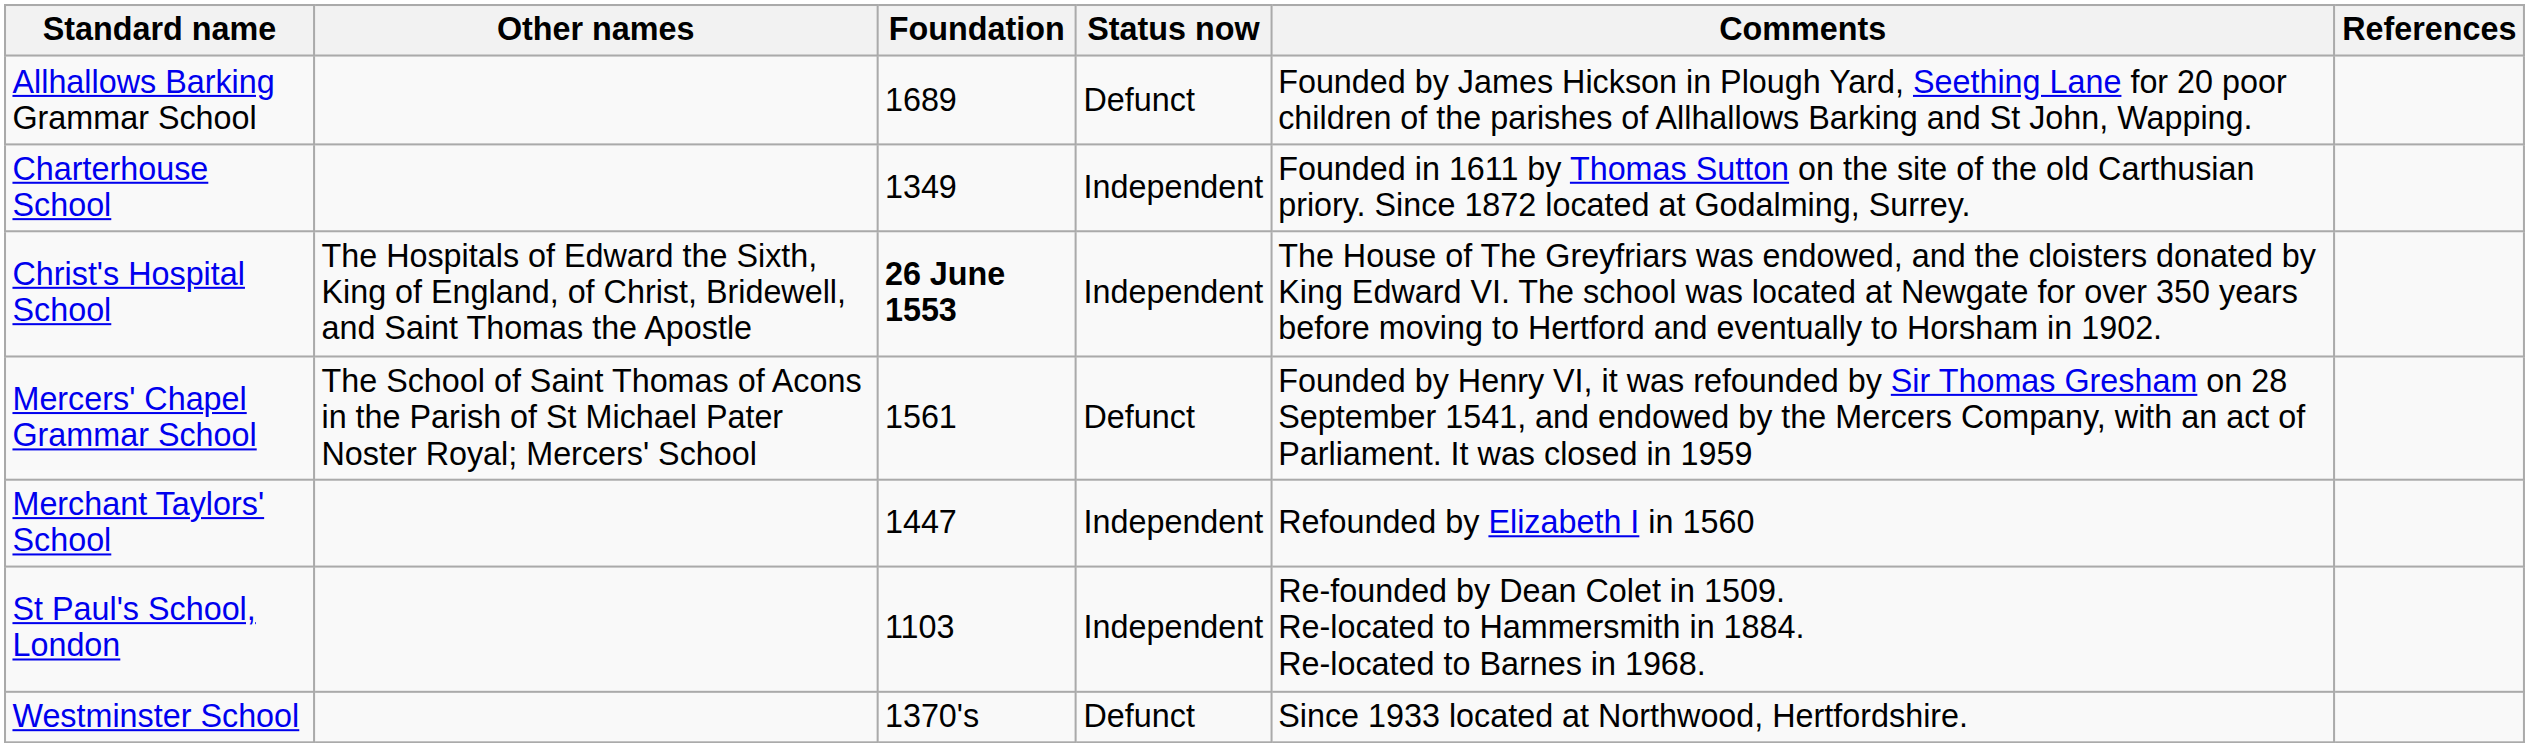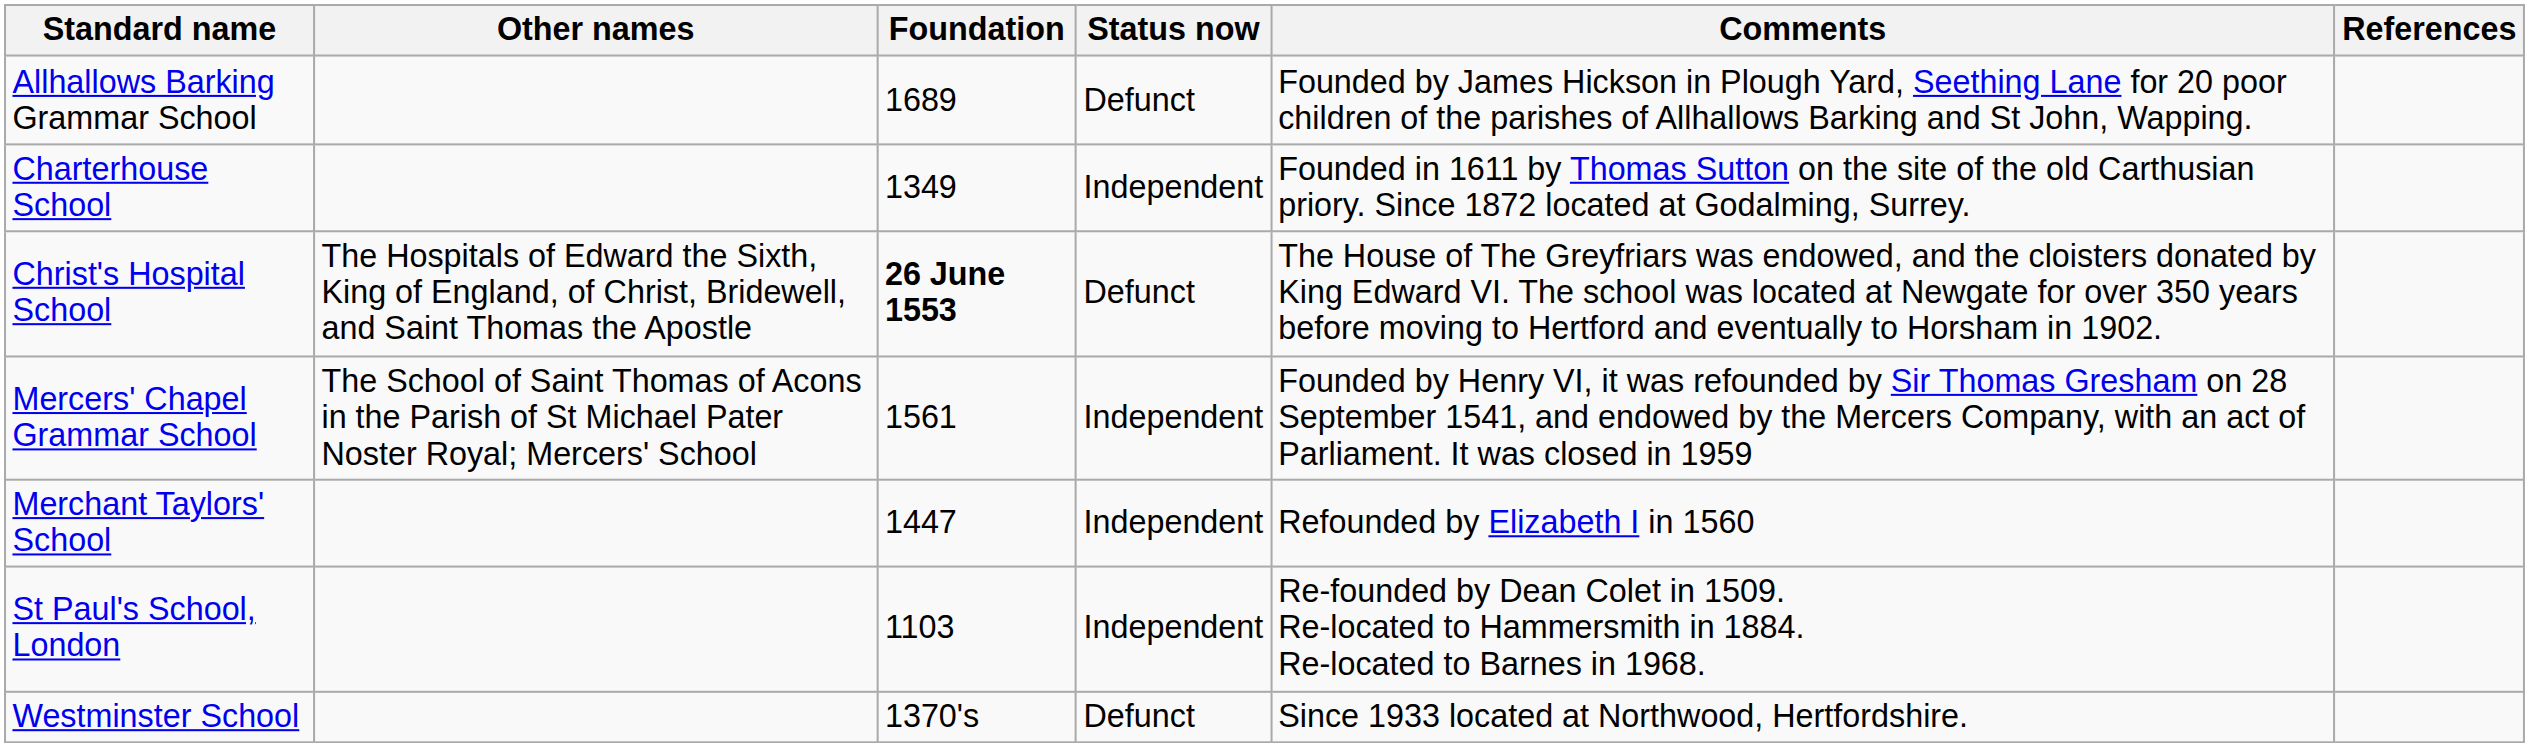(1173, 292) Independent -> (1139, 292) Defunct
(1139, 416) Defunct -> (1173, 416) Independent
